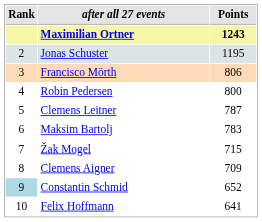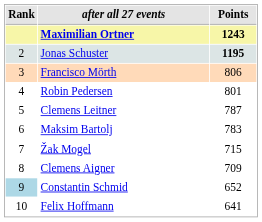(233, 53) normal -> (233, 53) bold
(233, 92) 800 -> (233, 92) 801
